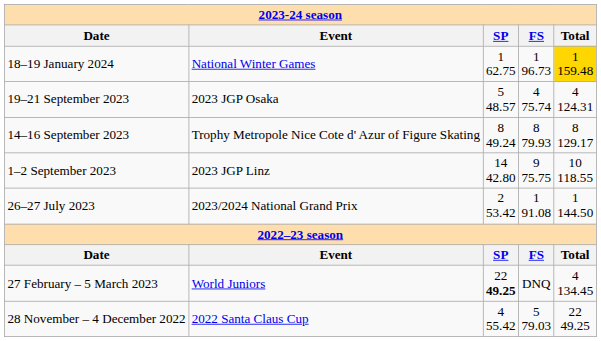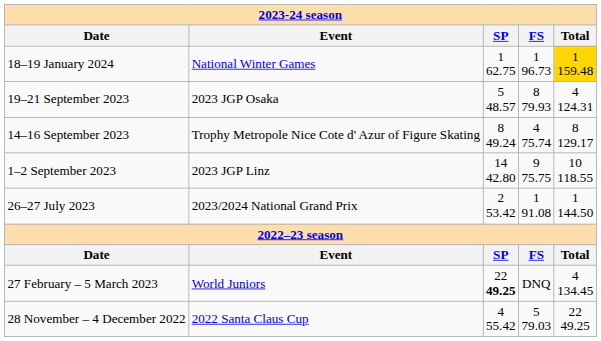(536, 99) 4 75.74 -> (536, 99) 8 79.93
(536, 135) 8 79.93 -> (536, 135) 4 75.74
